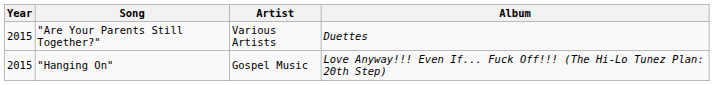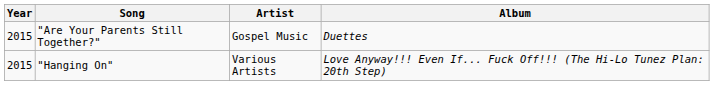(254, 36) Various Artists -> (270, 36) Gospel Music
(270, 66) Gospel Music -> (254, 66) Various Artists
